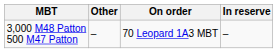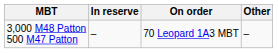columns swapped: (247, 12) <-> (104, 12)
